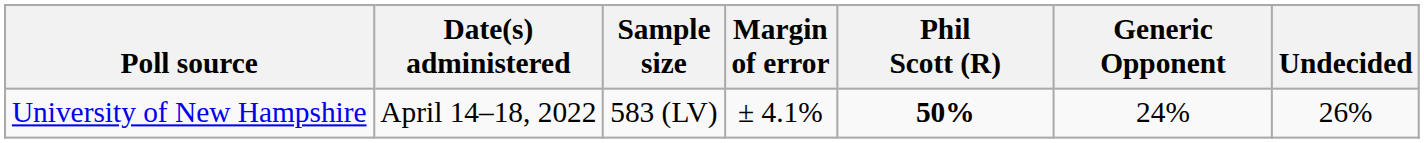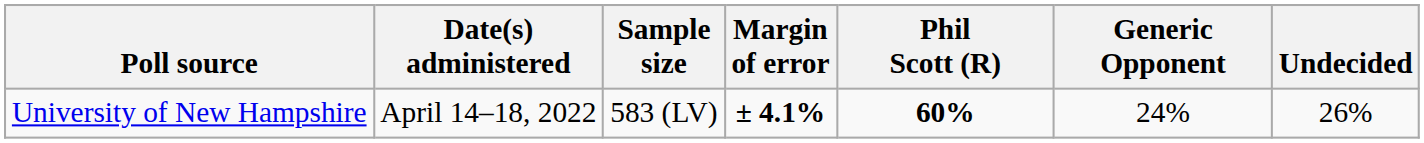(780, 112) normal -> (780, 112) bold
(945, 112) 50% -> (945, 112) 60%
